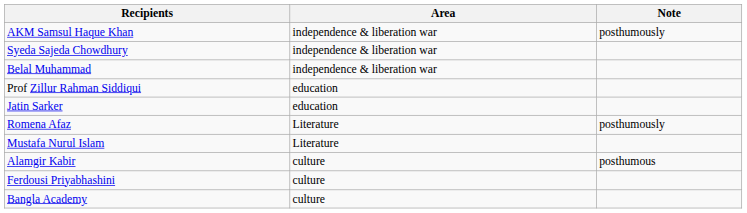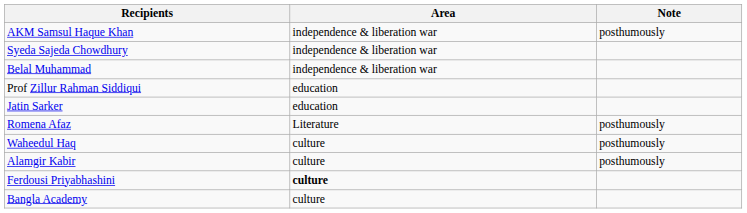- row: (56, 143)
+ row: (41, 143)
(627, 161) posthumous -> (632, 161) posthumously
(309, 180) normal -> (310, 180) bold
